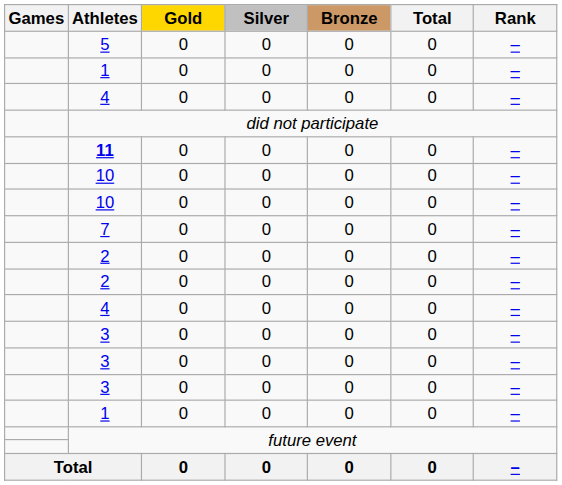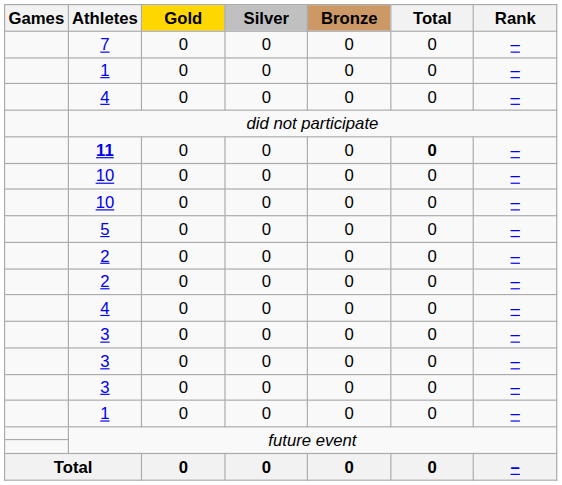rows swapped: (105, 229) <-> (105, 45)
(432, 150) normal -> (432, 150) bold
